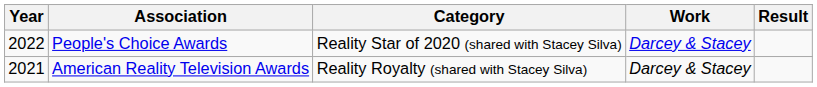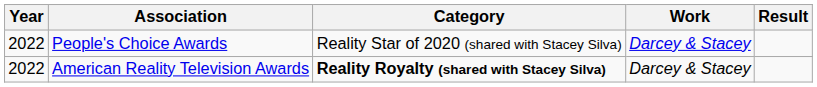(26, 69) 2021 -> (26, 69) 2022
(452, 69) normal -> (461, 69) bold
